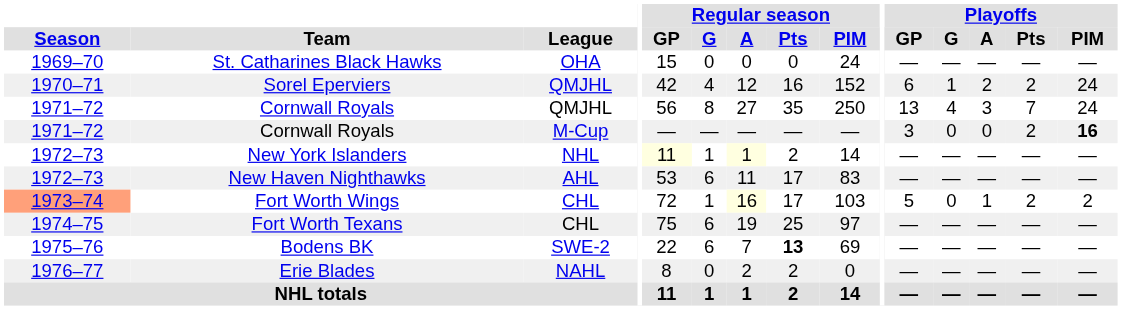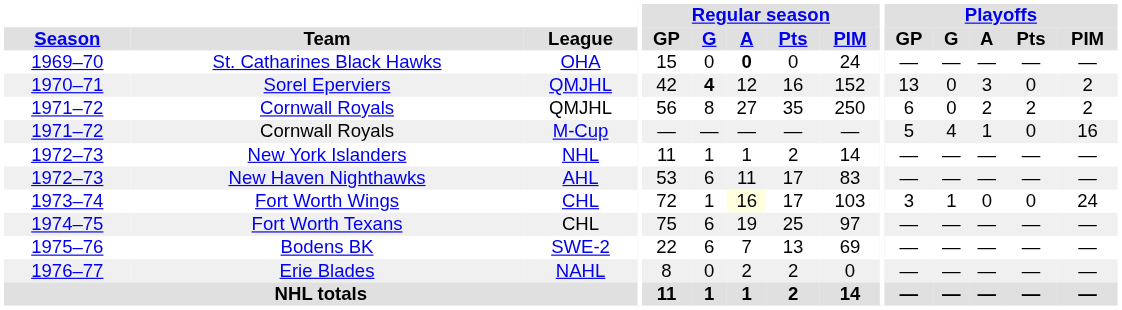(747, 61) normal -> (747, 61) bold
(709, 85) normal -> (709, 85) bold
(909, 85) 6 -> (909, 85) 13
(951, 85) 1 -> (951, 85) 0
(987, 85) 2 -> (987, 85) 3
(1031, 85) 2 -> (1031, 85) 0
(1088, 85) 24 -> (1088, 85) 2
(909, 108) 13 -> (909, 108) 6
(951, 108) 4 -> (951, 108) 0
(987, 108) 3 -> (987, 108) 2
(1031, 108) 7 -> (1031, 108) 2
(1088, 108) 24 -> (1088, 108) 2
(909, 131) 3 -> (909, 131) 5
(951, 131) 0 -> (951, 131) 4
(987, 131) 0 -> (987, 131) 1
(1031, 131) 2 -> (1031, 131) 0
(1088, 131) bold -> (1088, 131) normal
(667, 154) lightyellow background -> (667, 154) no background
(747, 154) lightyellow background -> (747, 154) no background
(67, 201) lightsalmon background -> (67, 201) no background
(909, 201) 5 -> (909, 201) 3
(951, 201) 0 -> (951, 201) 1
(987, 201) 1 -> (987, 201) 0
(1031, 201) 2 -> (1031, 201) 0
(1088, 201) 2 -> (1088, 201) 24
(793, 247) bold -> (793, 247) normal
